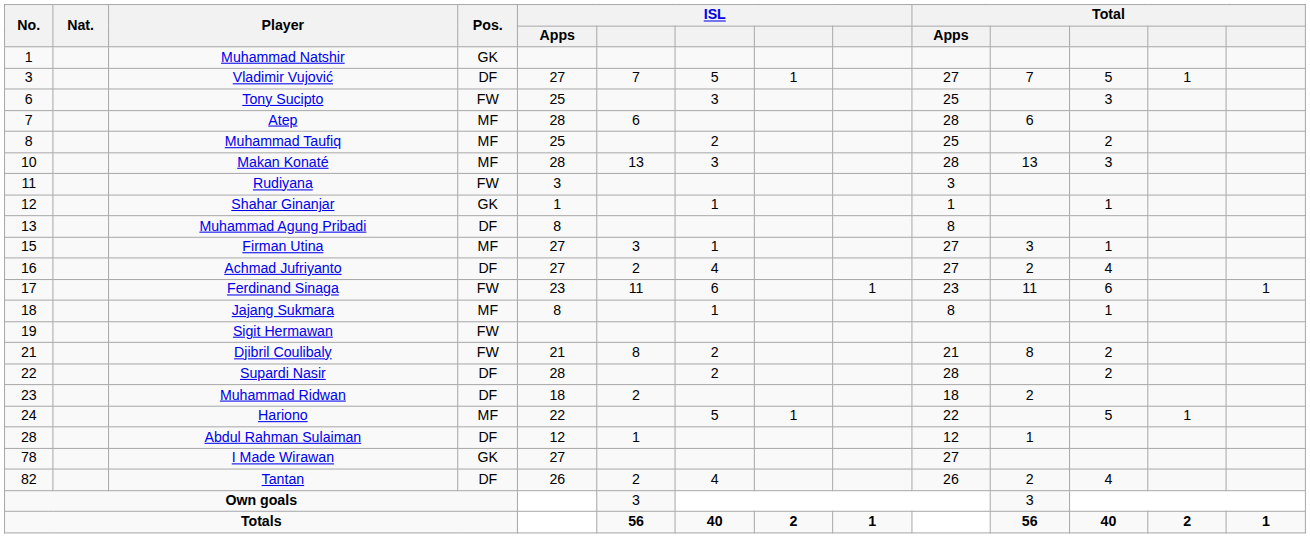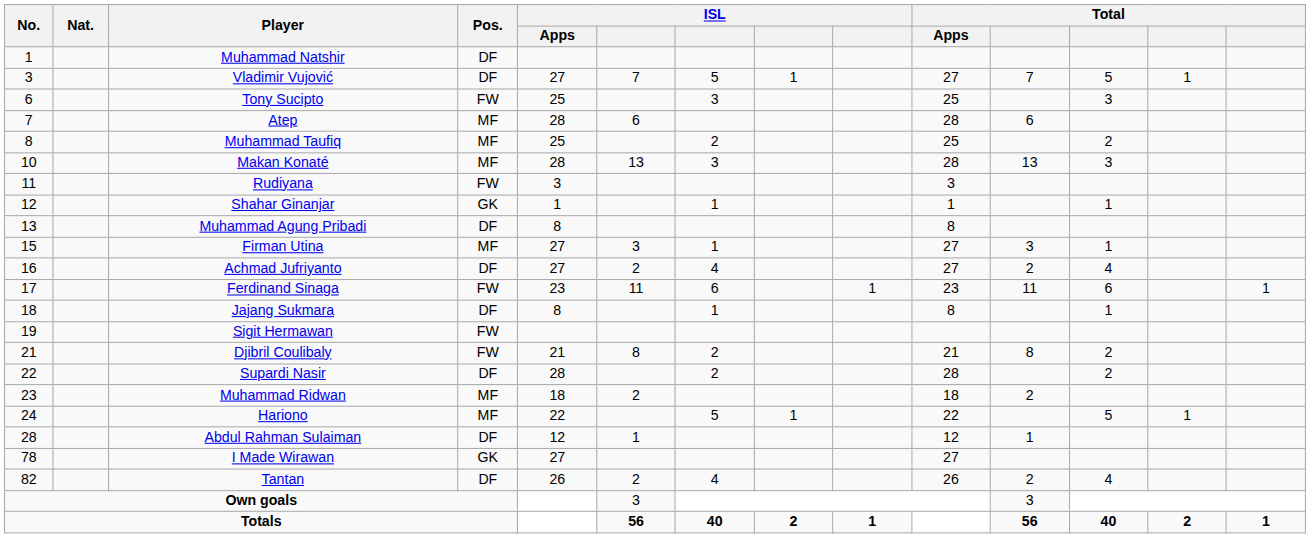(488, 57) GK -> (488, 57) DF
(488, 310) MF -> (488, 310) DF
(488, 394) DF -> (488, 394) MF
